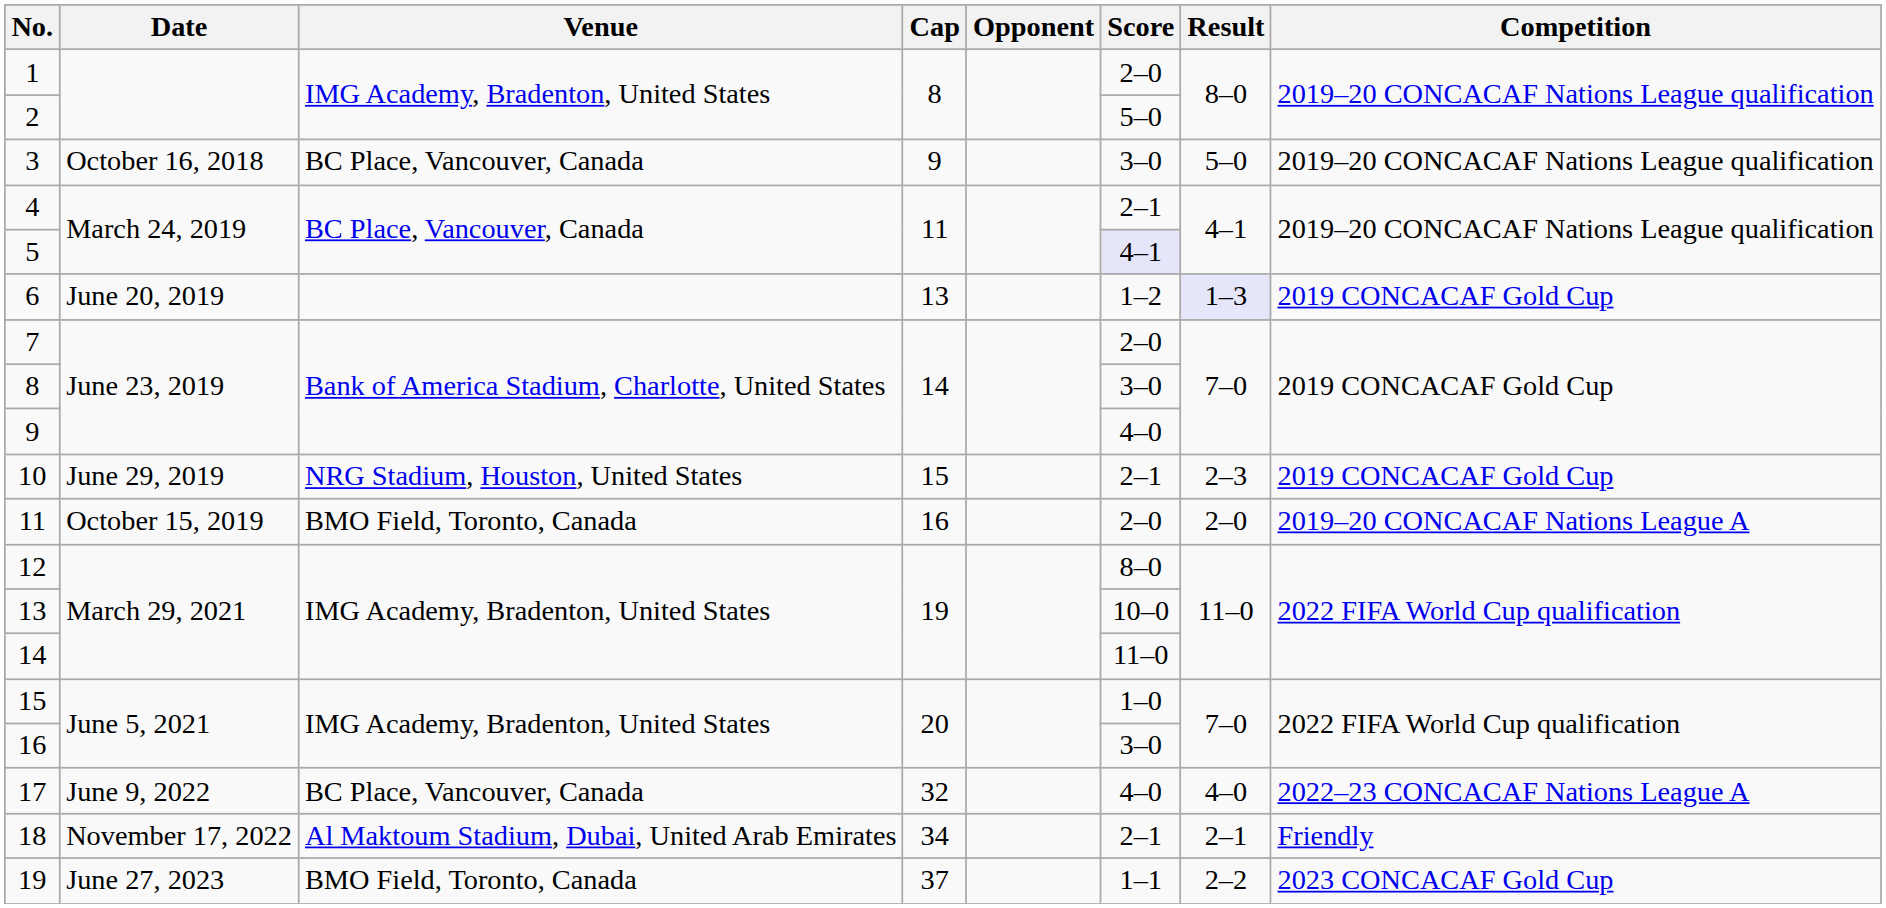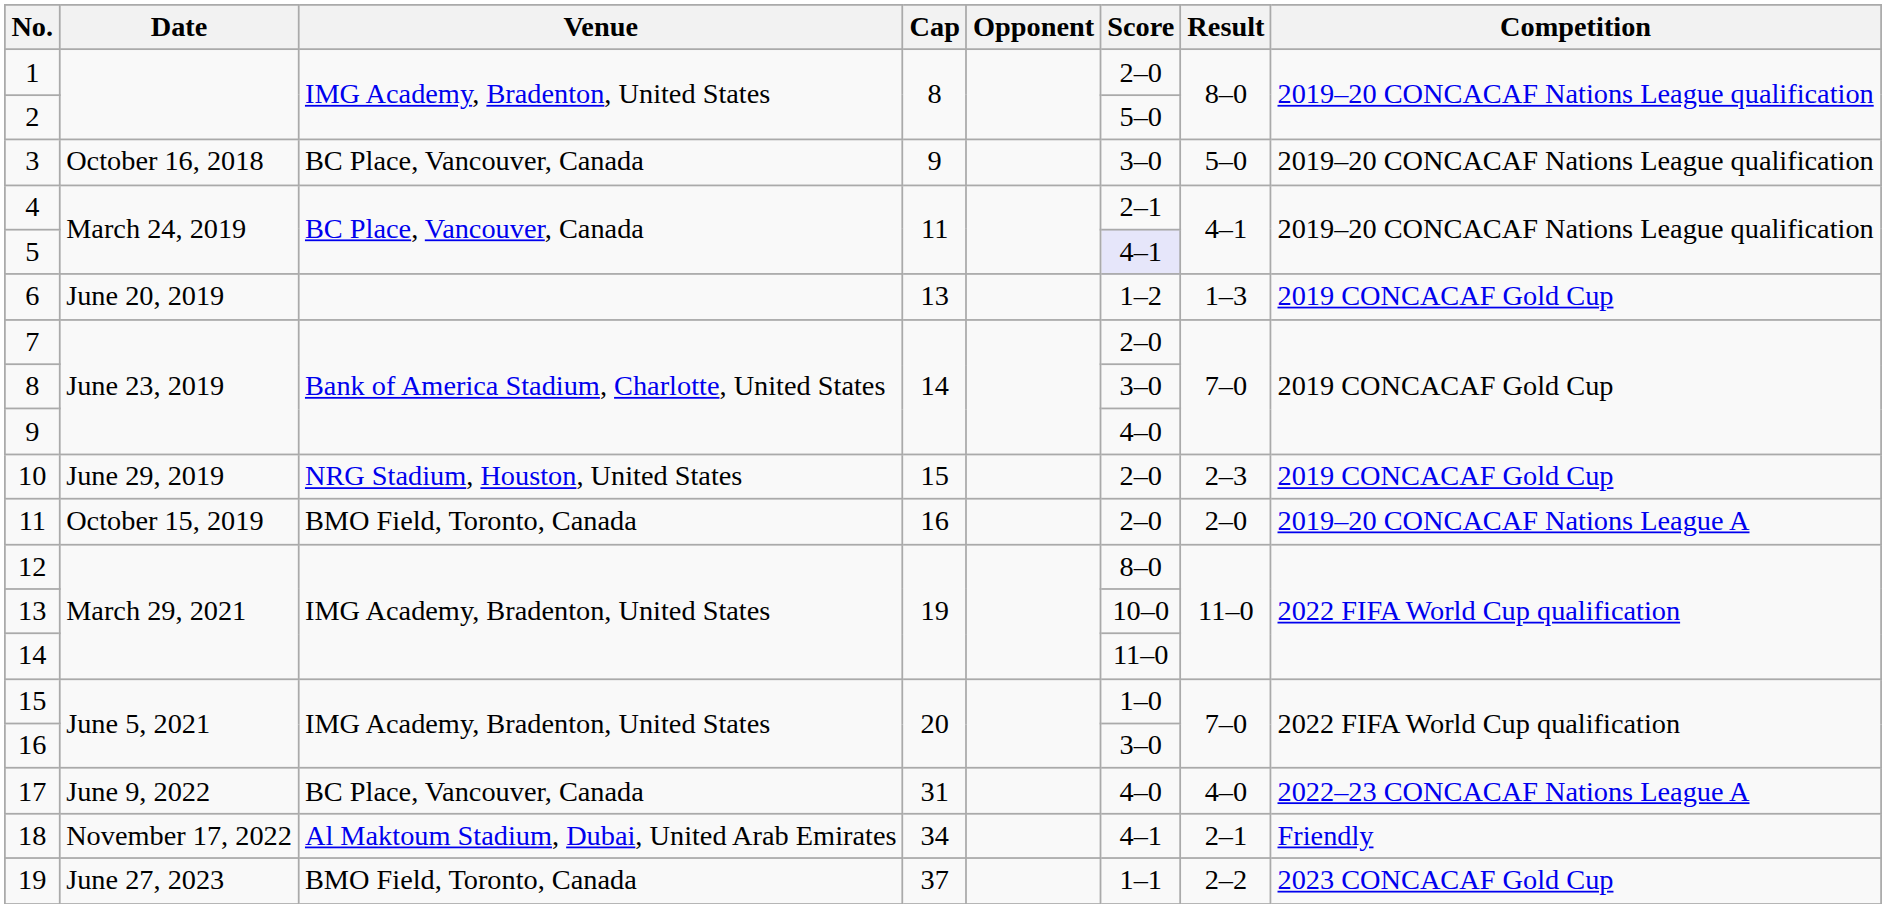(1226, 296) lavender background -> (1226, 296) no background
(1141, 476) 2–1 -> (1141, 476) 2–0
(935, 790) 32 -> (935, 790) 31
(1141, 835) 2–1 -> (1141, 835) 4–1
